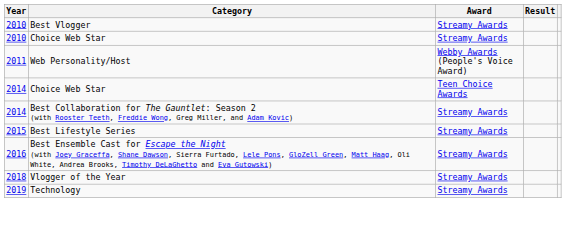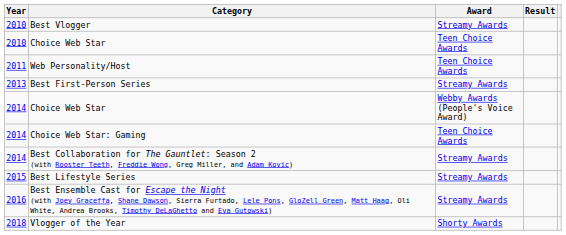(473, 38) Streamy Awards -> (465, 43) Teen Choice Awards
(475, 61) Webby Awards (People's Voice Award) -> (465, 66) Teen Choice Awards
+ row: (16, 85)
(465, 89) Teen Choice Awards -> (475, 108) Webby Awards (People's Voice Award)
+ row: (16, 136)
(473, 177) Streamy Awards -> (470, 224) Shorty Awards
- row: (16, 191)
